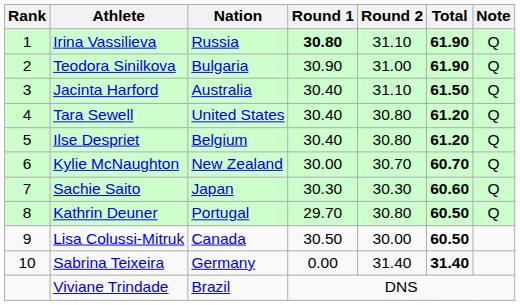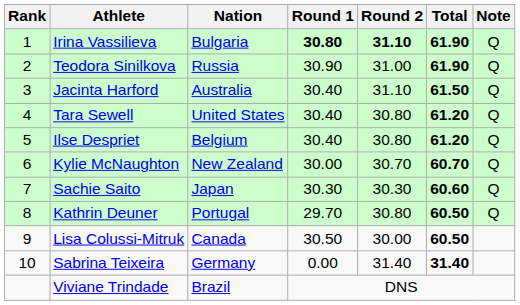(215, 41) Russia -> (220, 41) Bulgaria
(392, 41) normal -> (392, 41) bold
(220, 66) Bulgaria -> (215, 66) Russia
